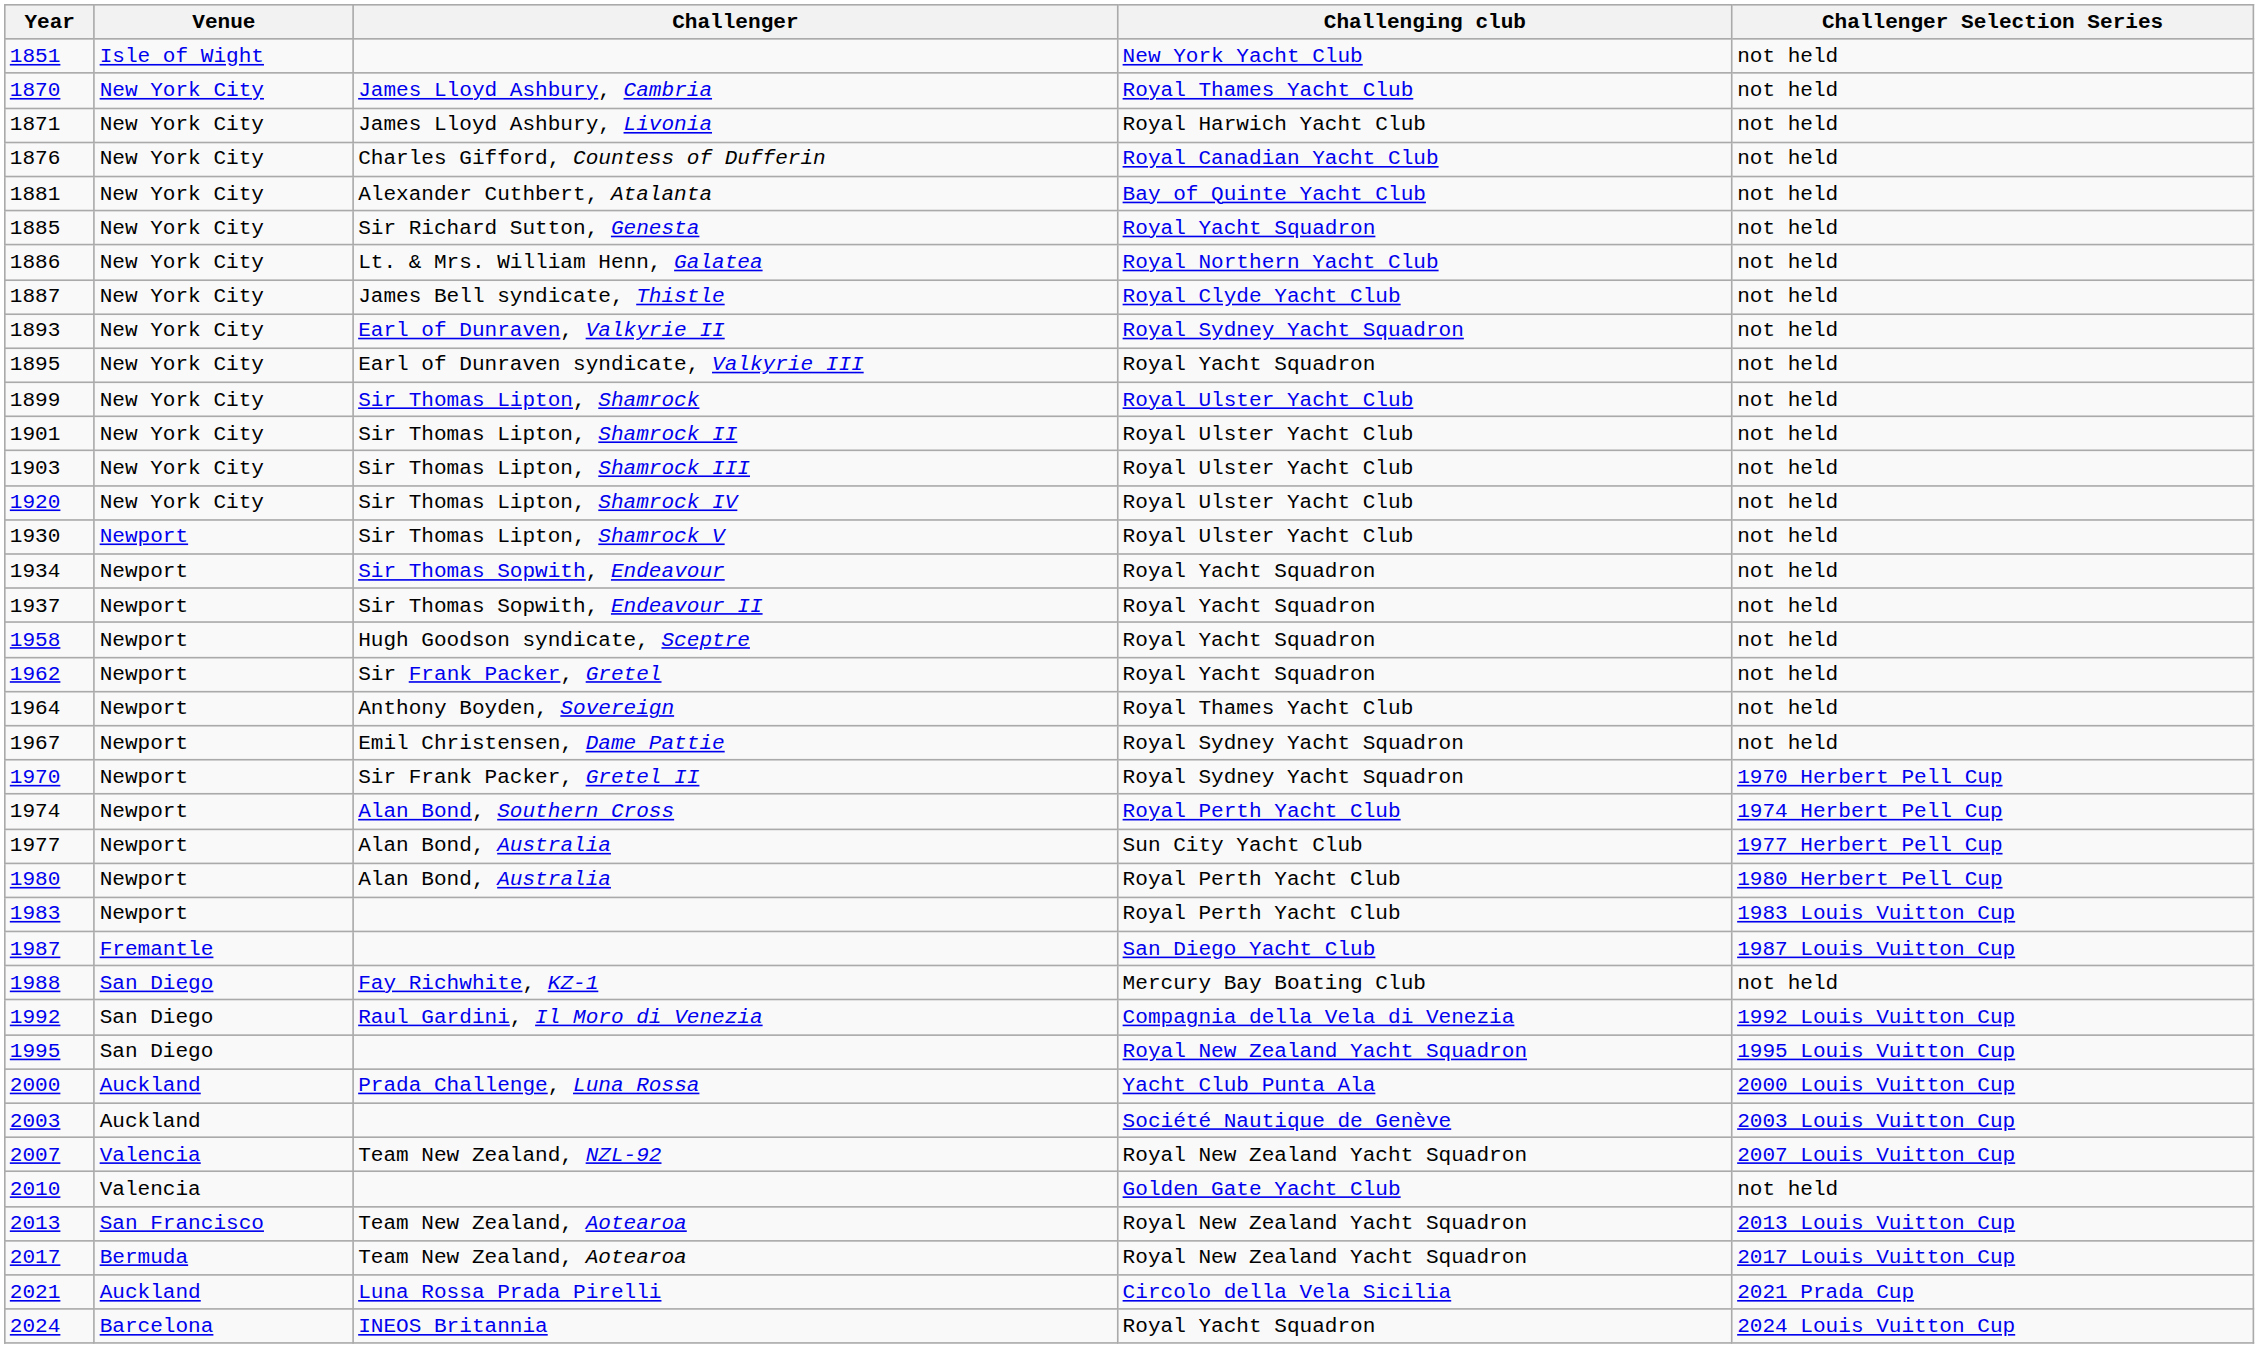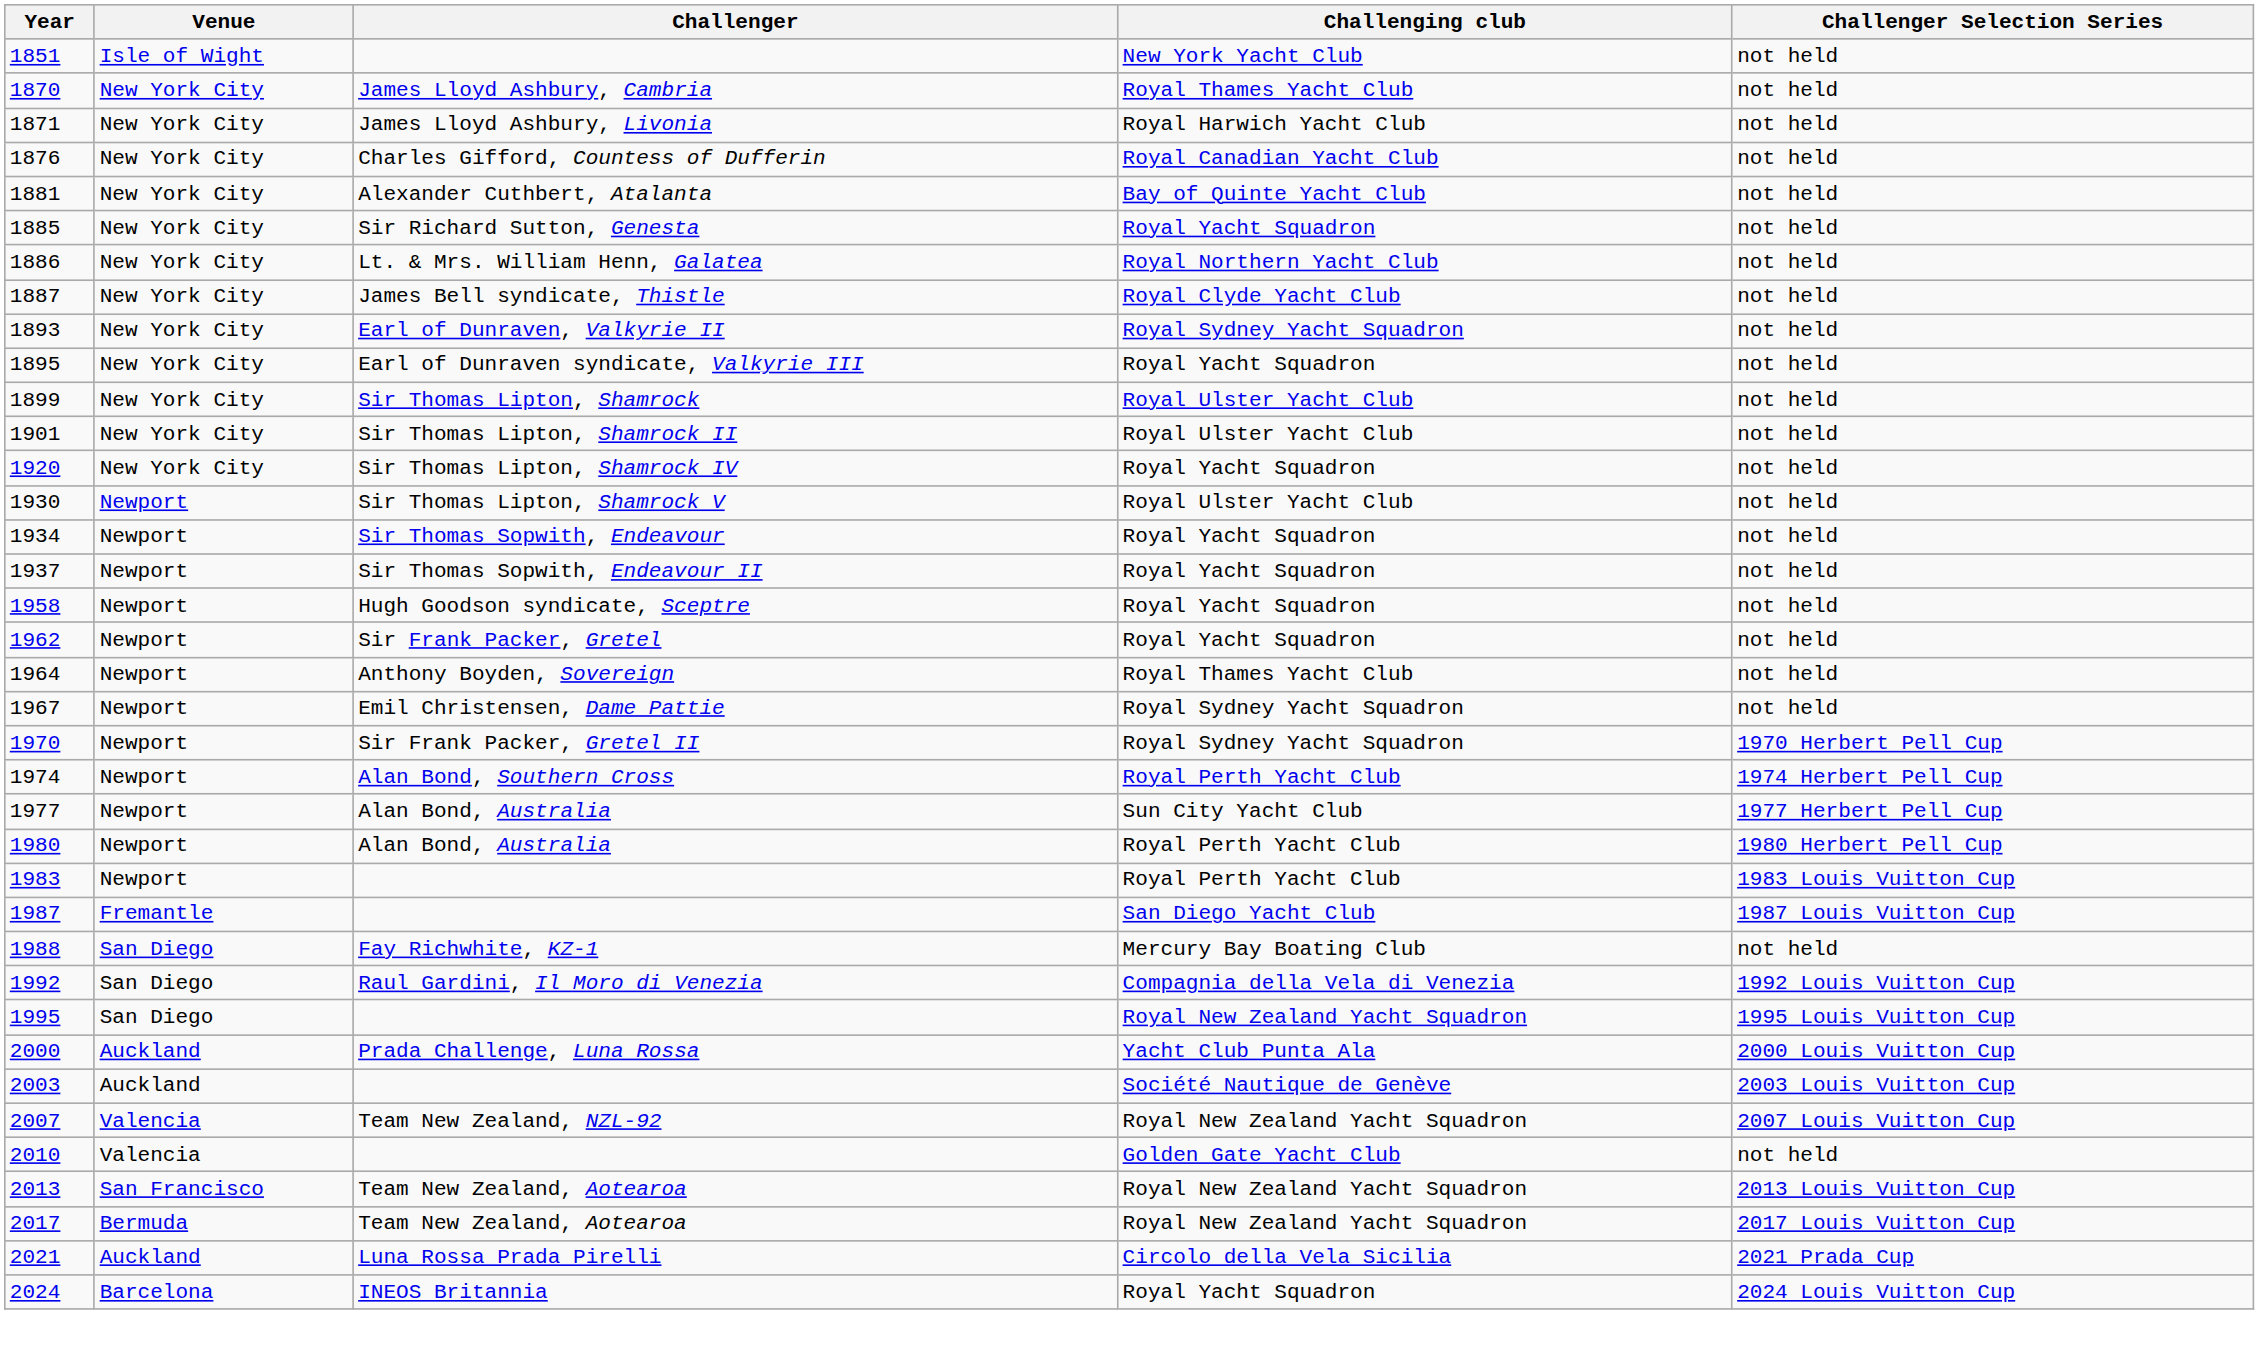- row: (35, 468)
(1268, 503) Royal Ulster Yacht Club -> (1249, 468) Royal Yacht Squadron
